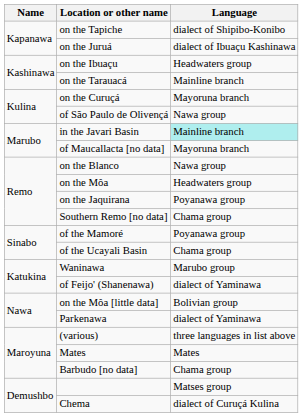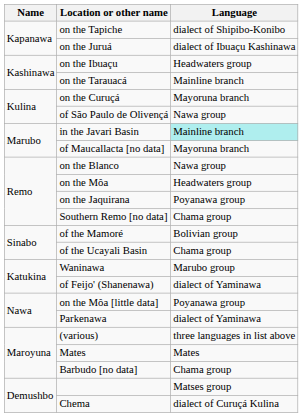(209, 234) Poyanawa group -> (206, 234) Bolivian group
(206, 302) Bolivian group -> (209, 302) Poyanawa group
